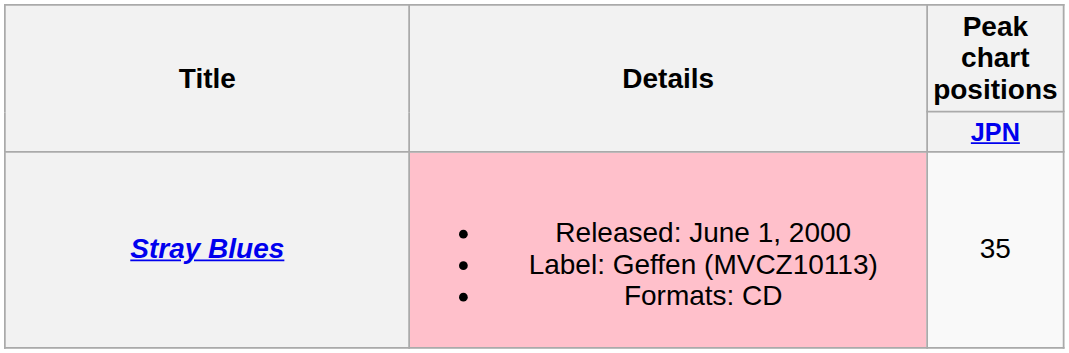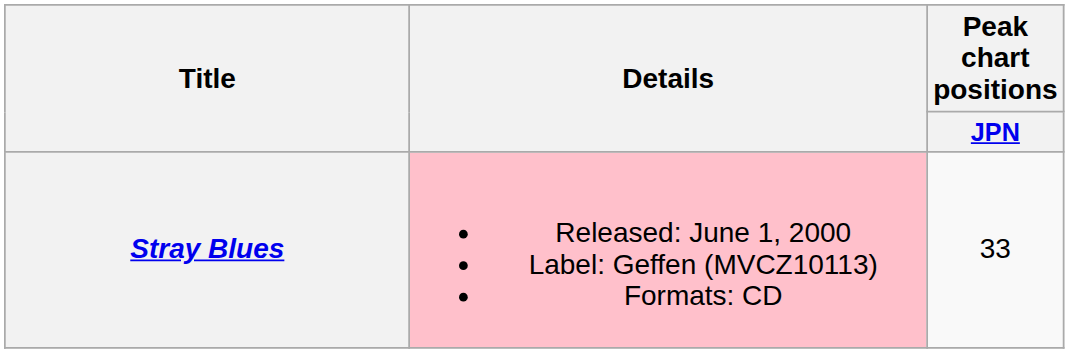(995, 249) 35 -> (995, 249) 33
